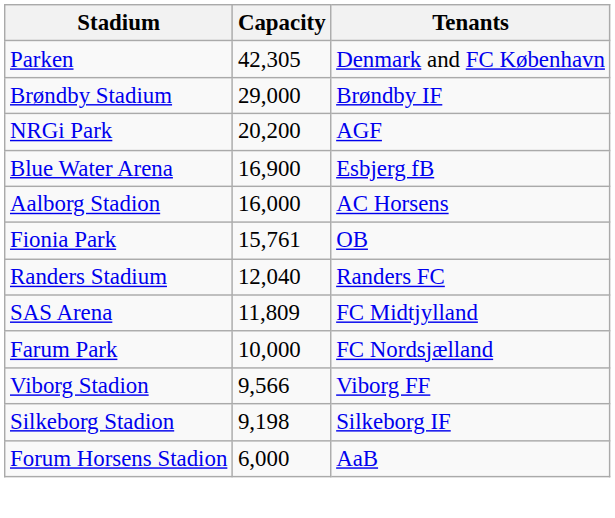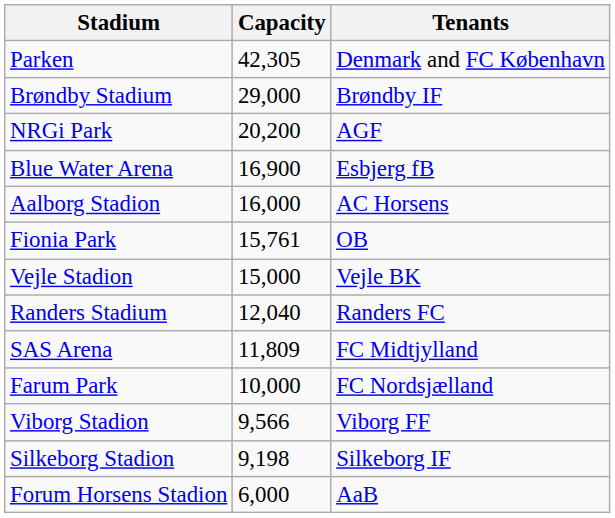+ row: (71, 276)
